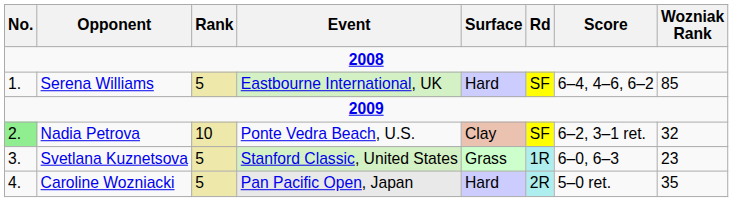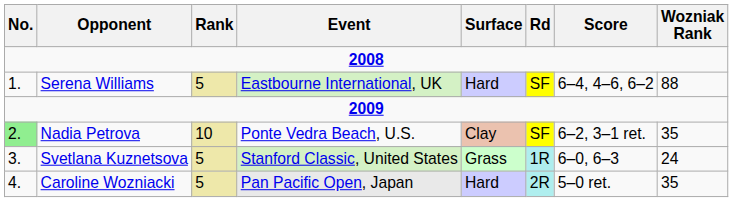(670, 84) 85 -> (670, 84) 88
(670, 134) 32 -> (670, 134) 35
(670, 158) 23 -> (670, 158) 24
